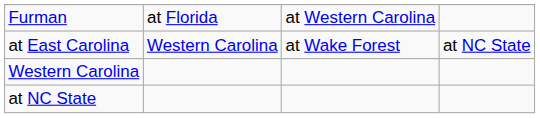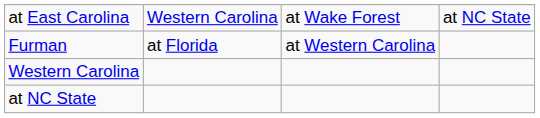rows swapped: (69, 44) <-> (38, 17)
